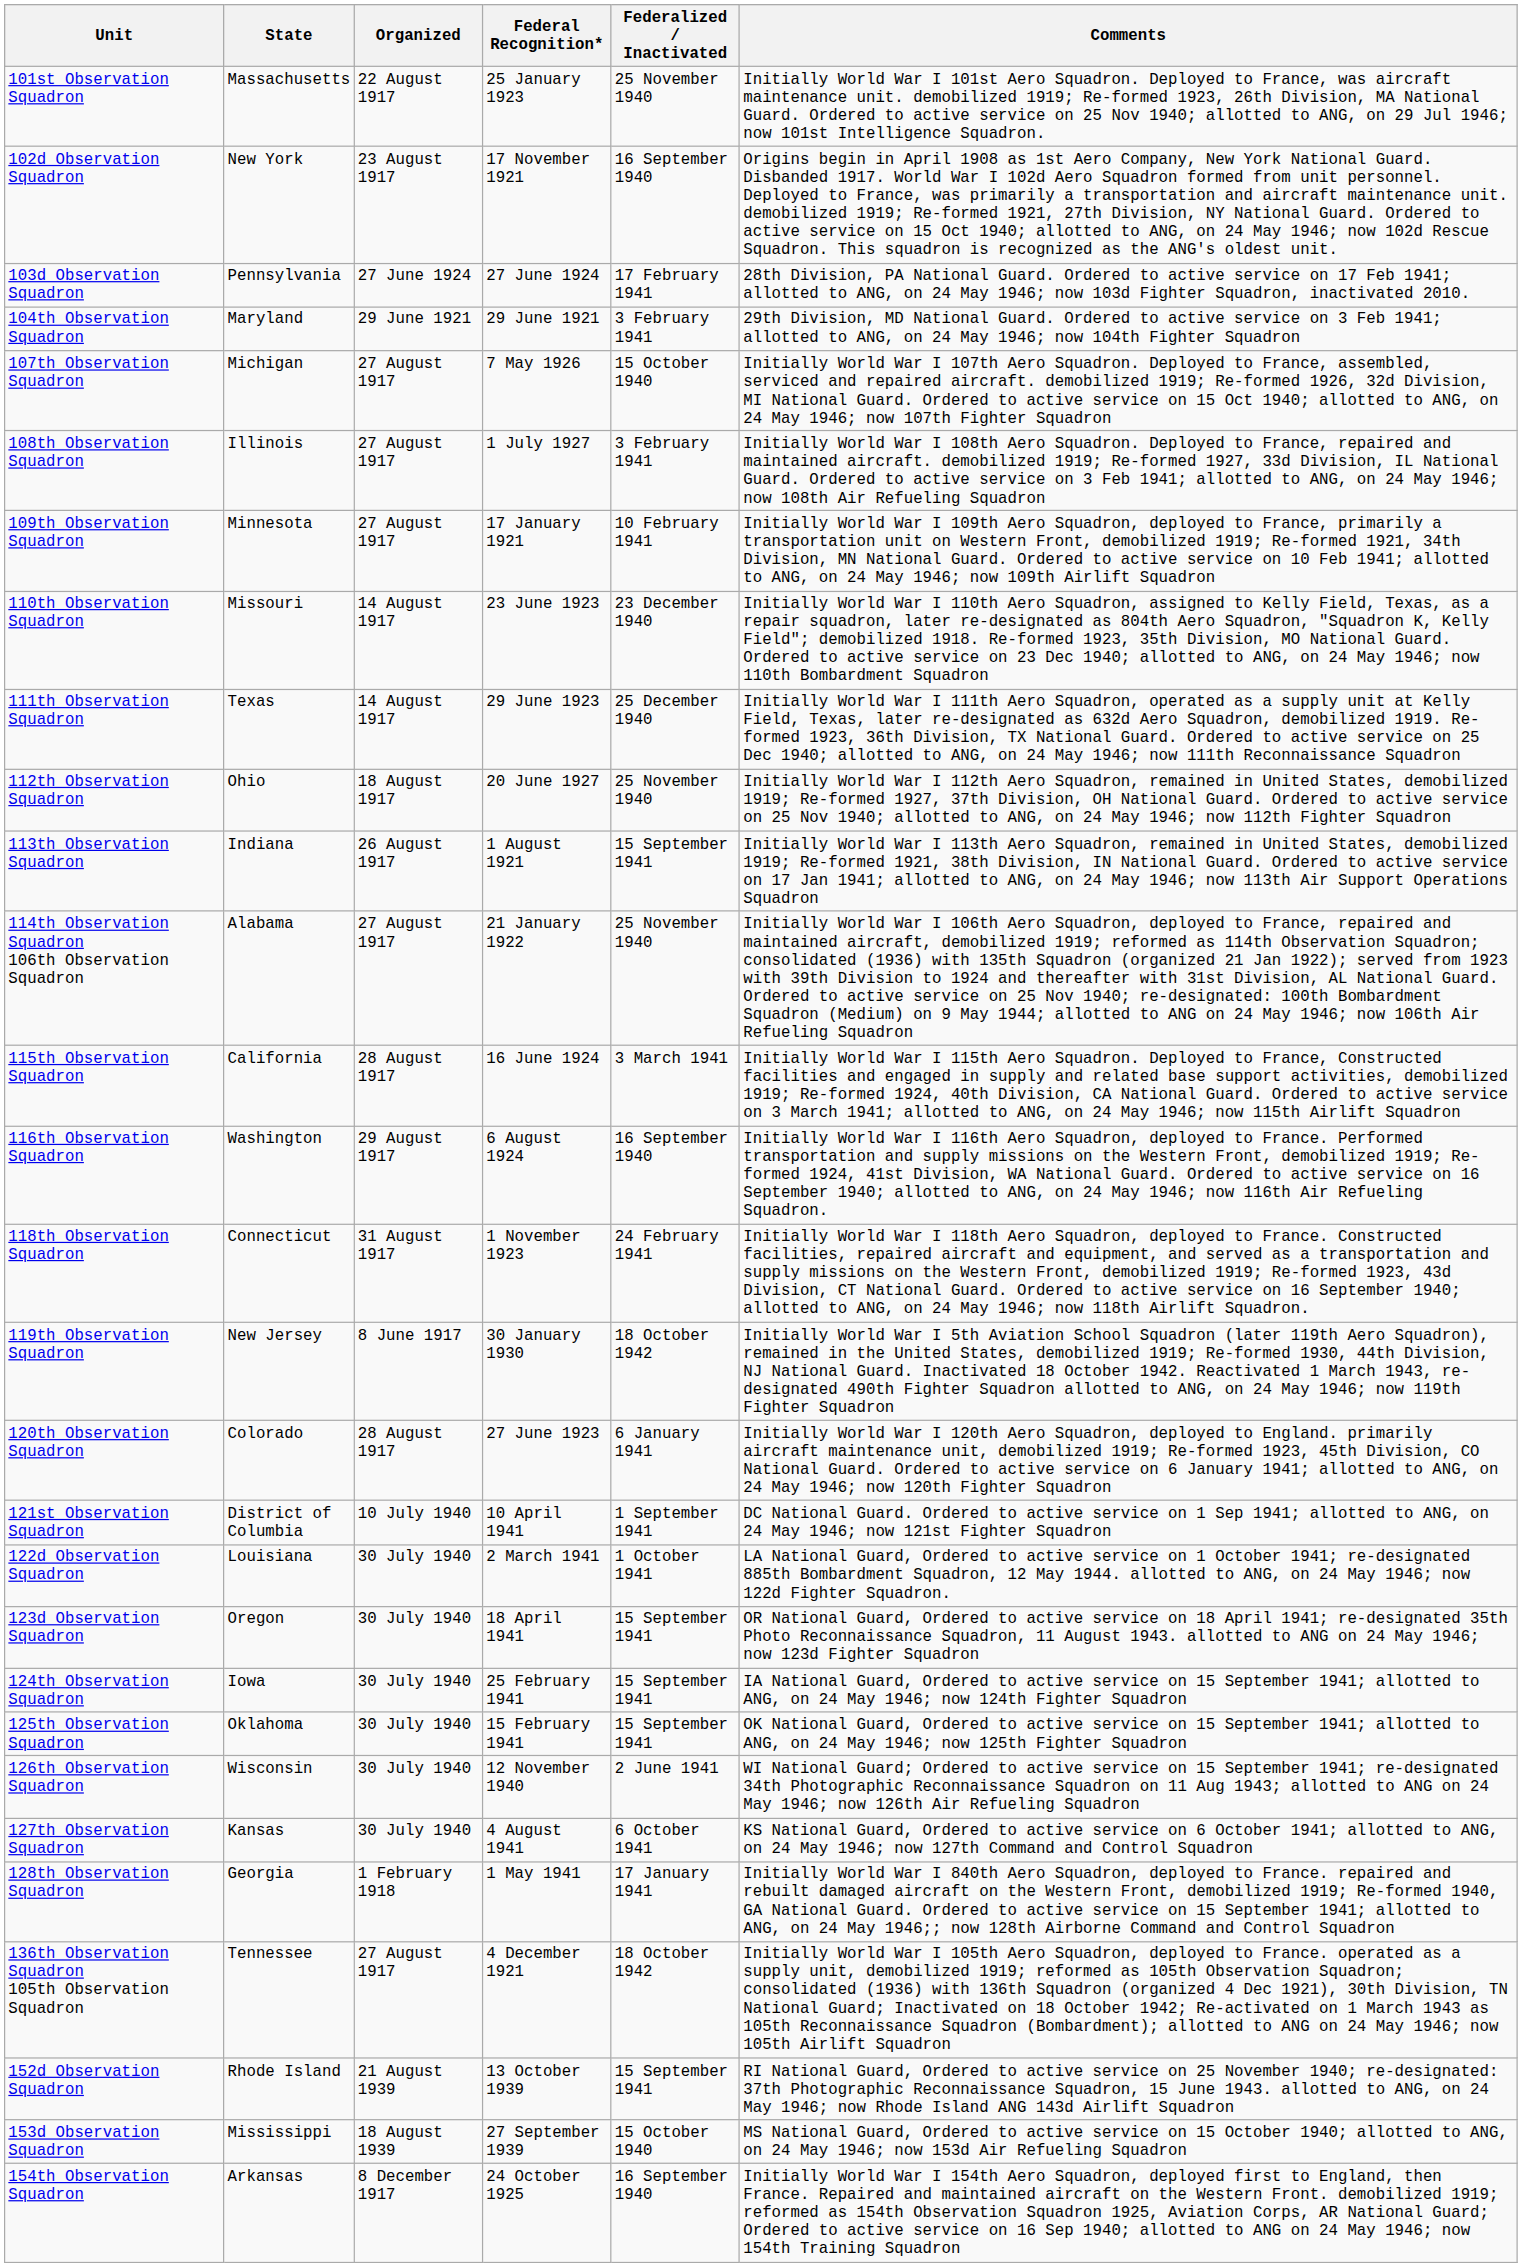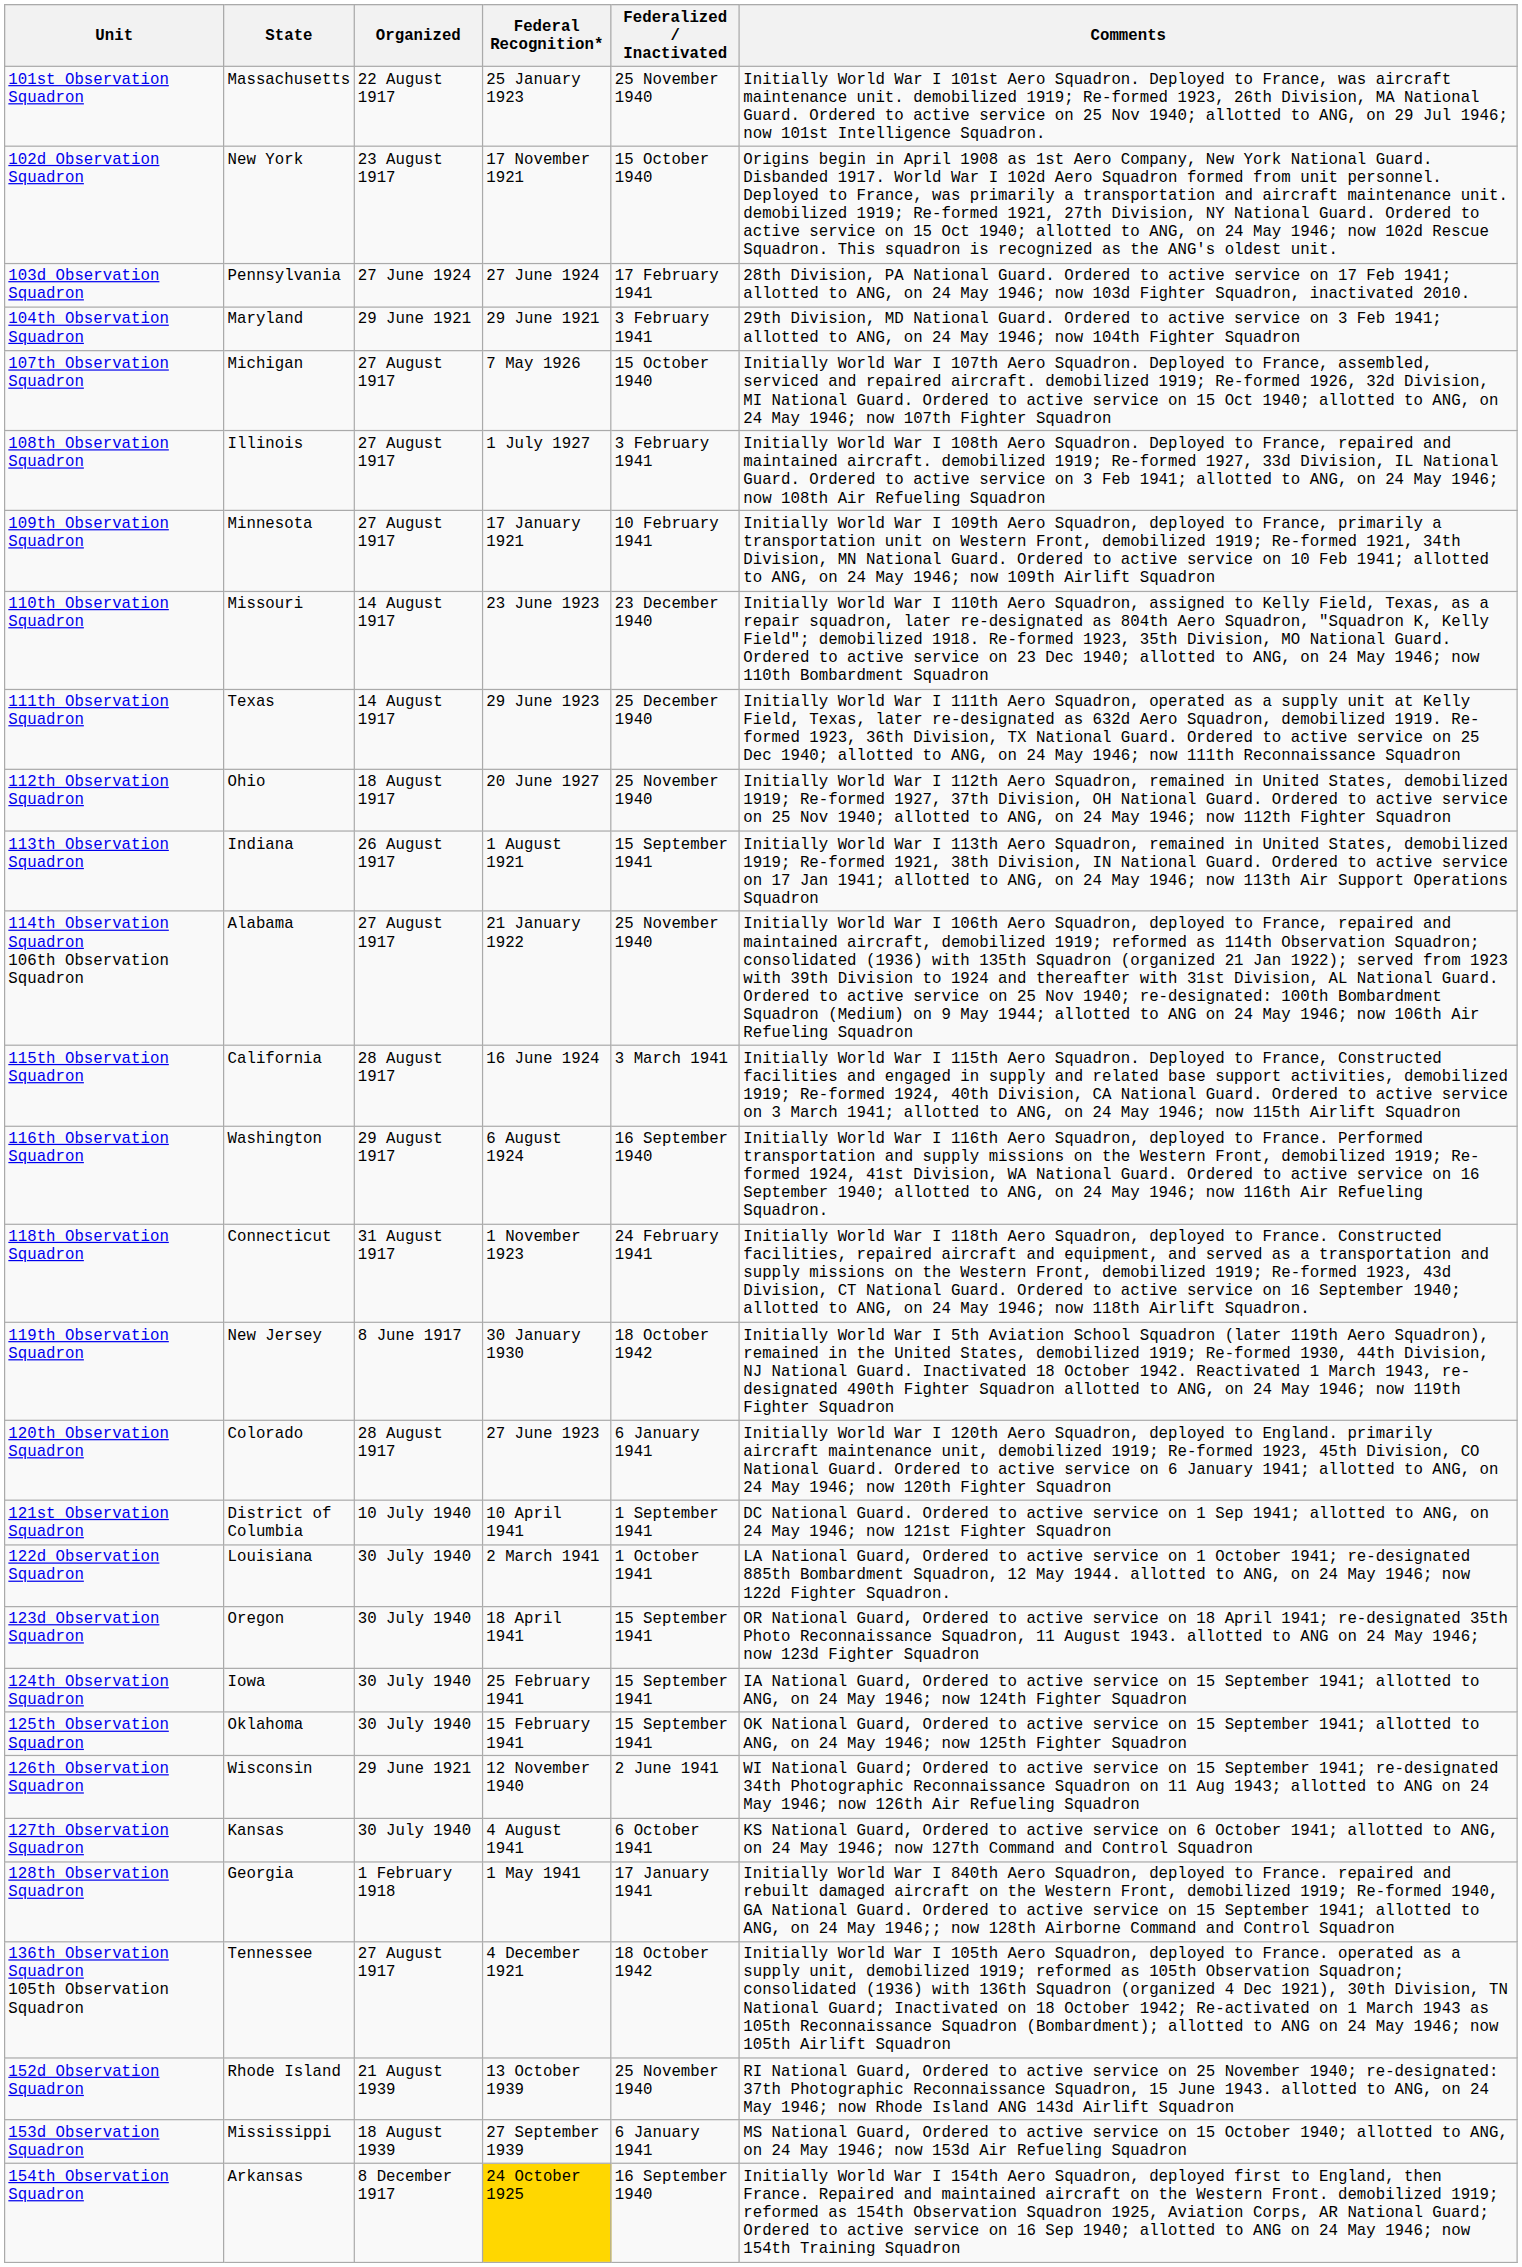(671, 169) 16 September 1940 -> (662, 169) 15 October 1940
(414, 1769) 30 July 1940 -> (414, 1769) 29 June 1921
(671, 2080) 15 September 1941 -> (667, 2080) 25 November 1940
(662, 2142) 15 October 1940 -> (657, 2142) 6 January 1941
(533, 2186) no background -> (533, 2186) gold background
